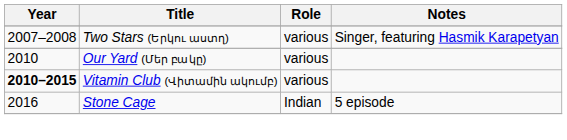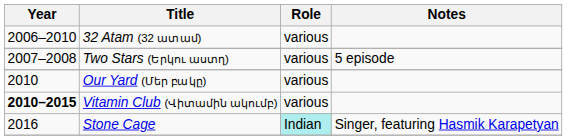+ row: (142, 37)
(447, 37) Singer, featuring Hasmik Karapetyan -> (364, 59) 5 episode
(303, 102) no background -> (303, 124) paleturquoise background
(364, 102) 5 episode -> (447, 124) Singer, featuring Hasmik Karapetyan
